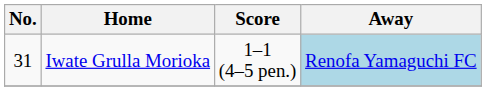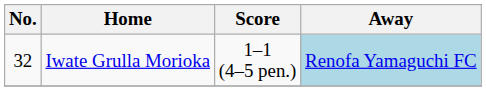(23, 60) 31 -> (23, 60) 32
